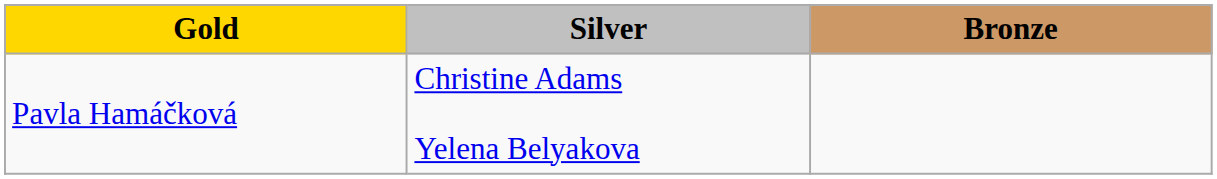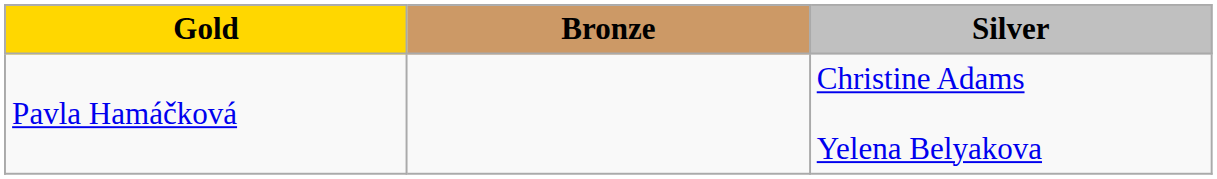columns swapped: (608, 29) <-> (1011, 29)
